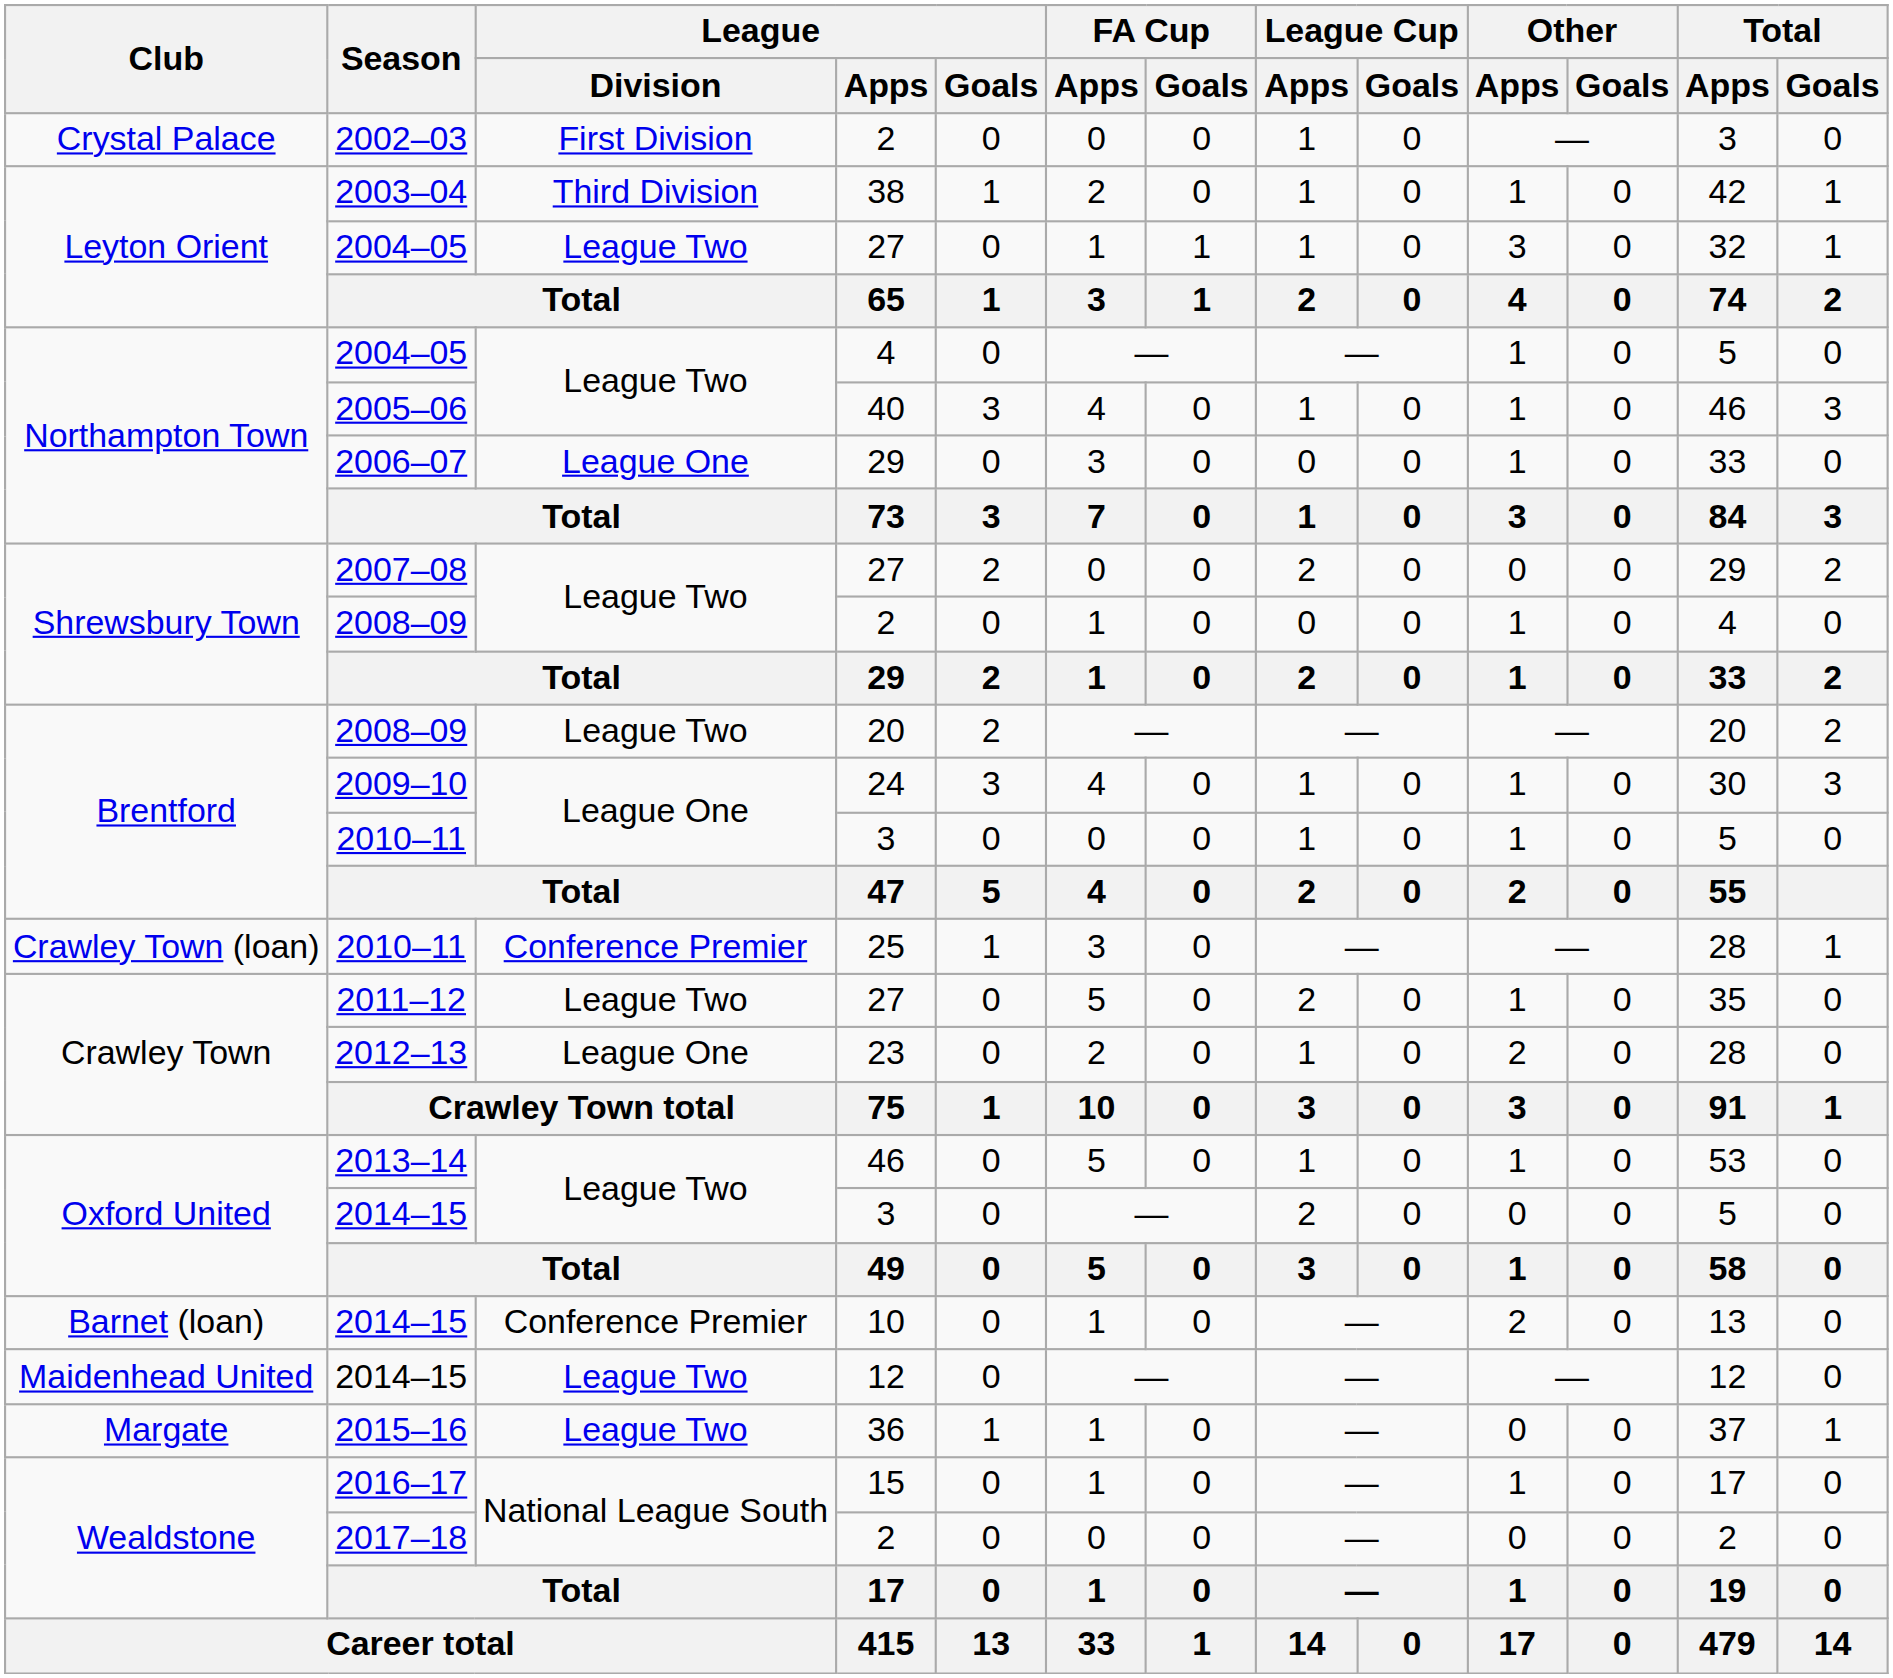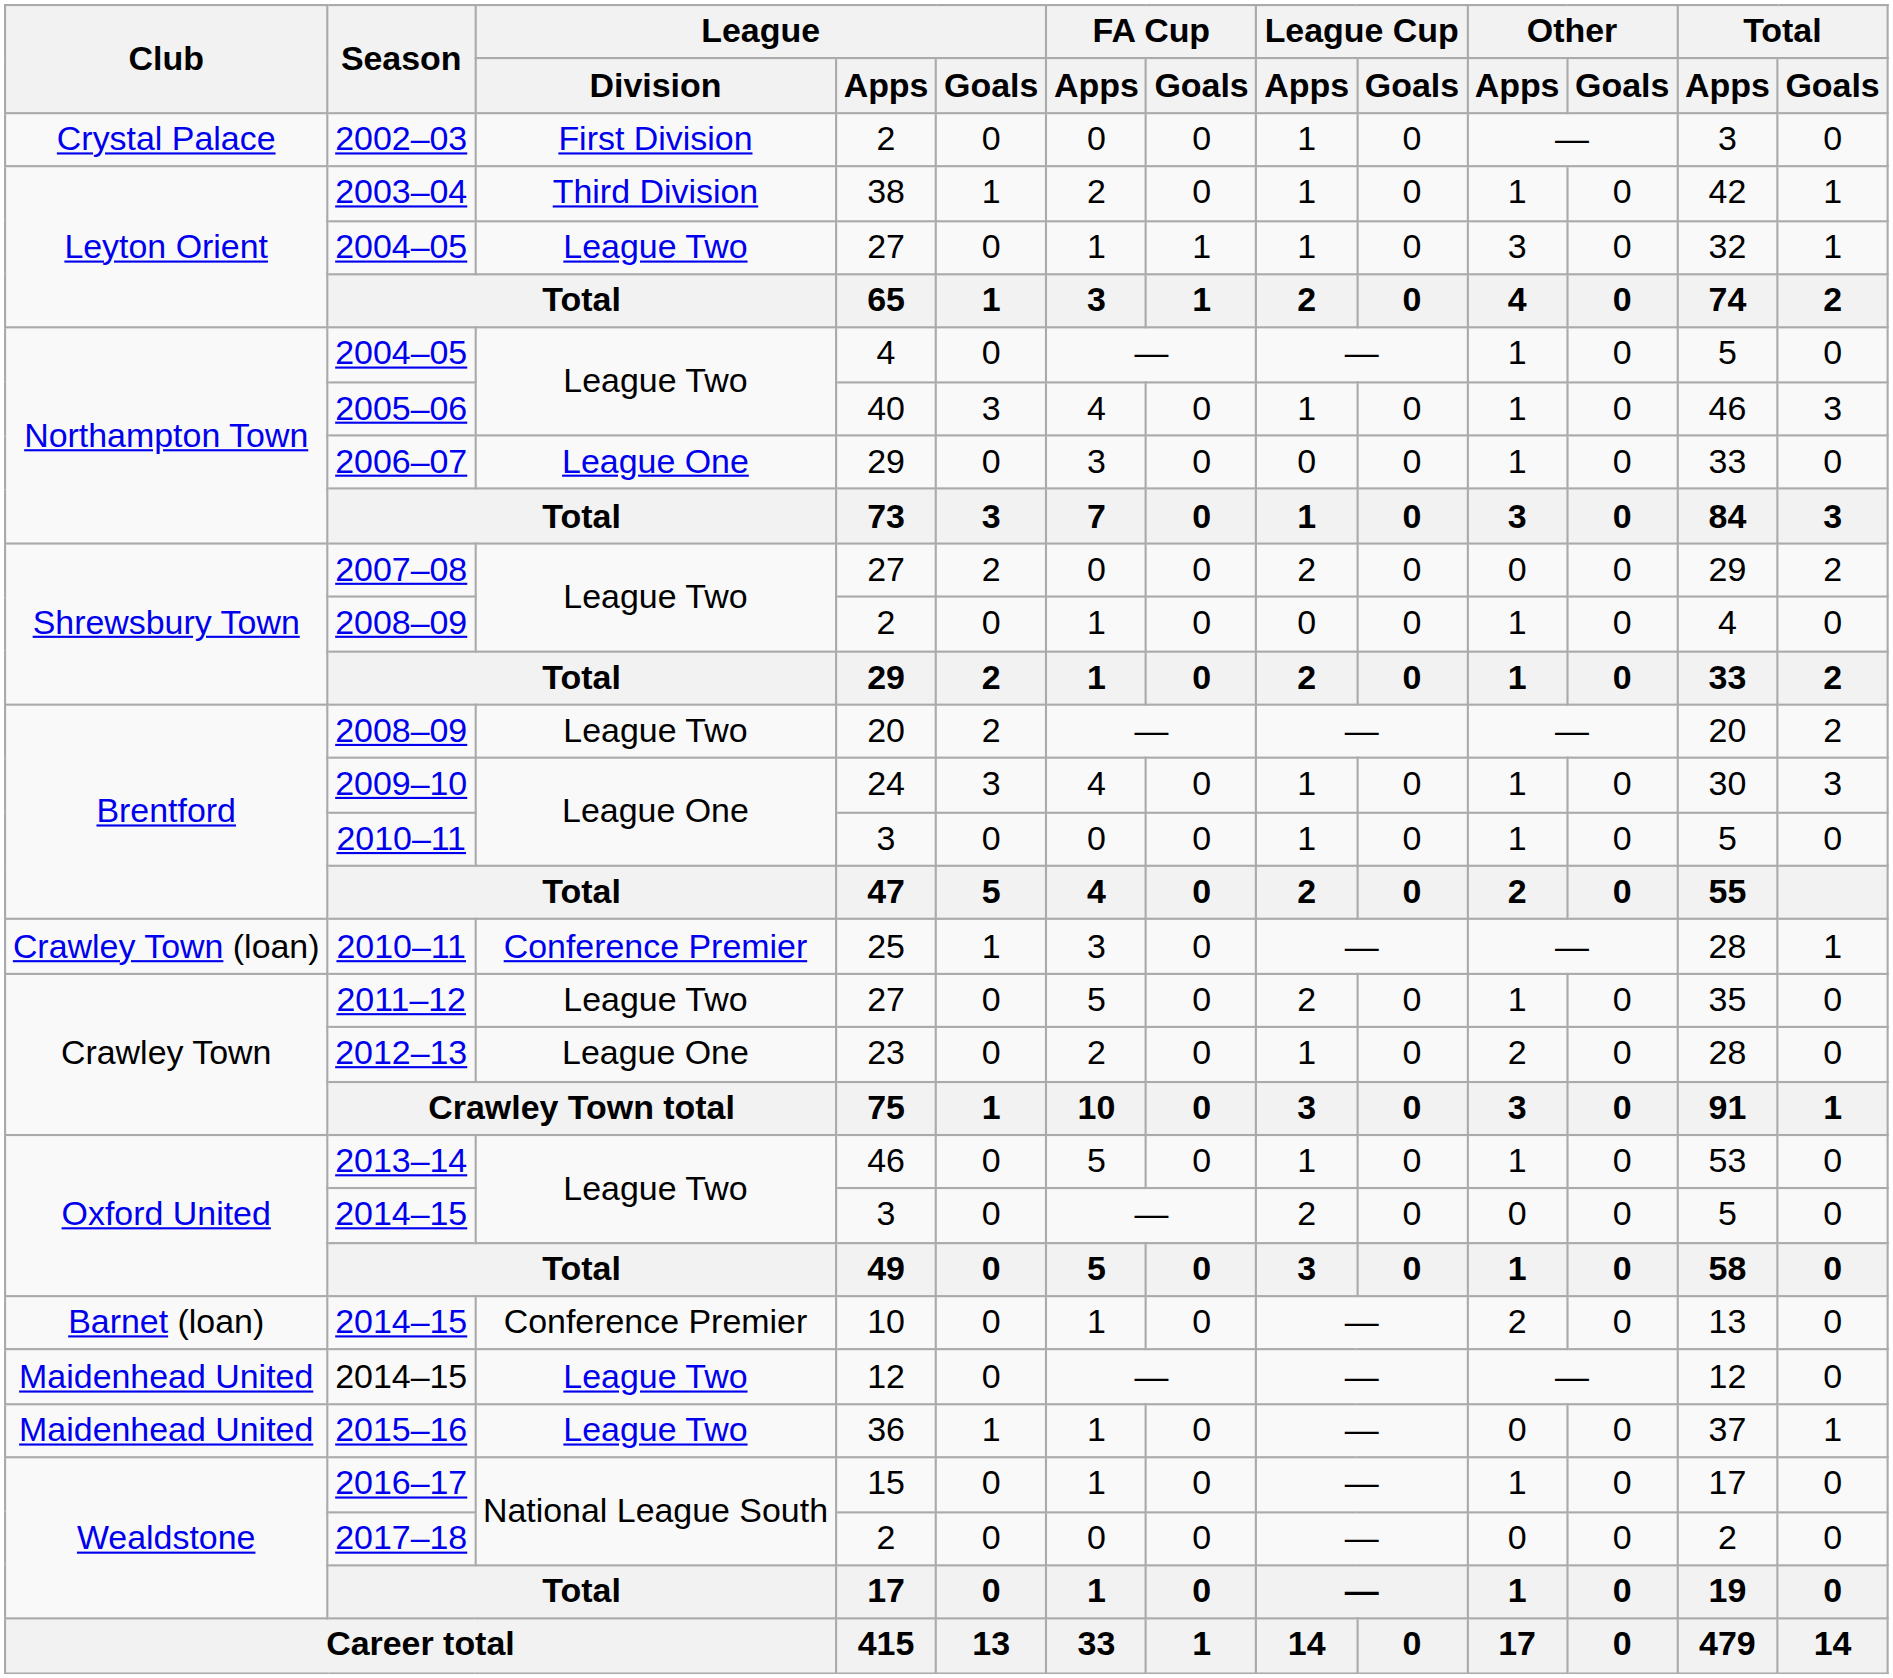(166, 1430) Margate -> (166, 1430) Maidenhead United
